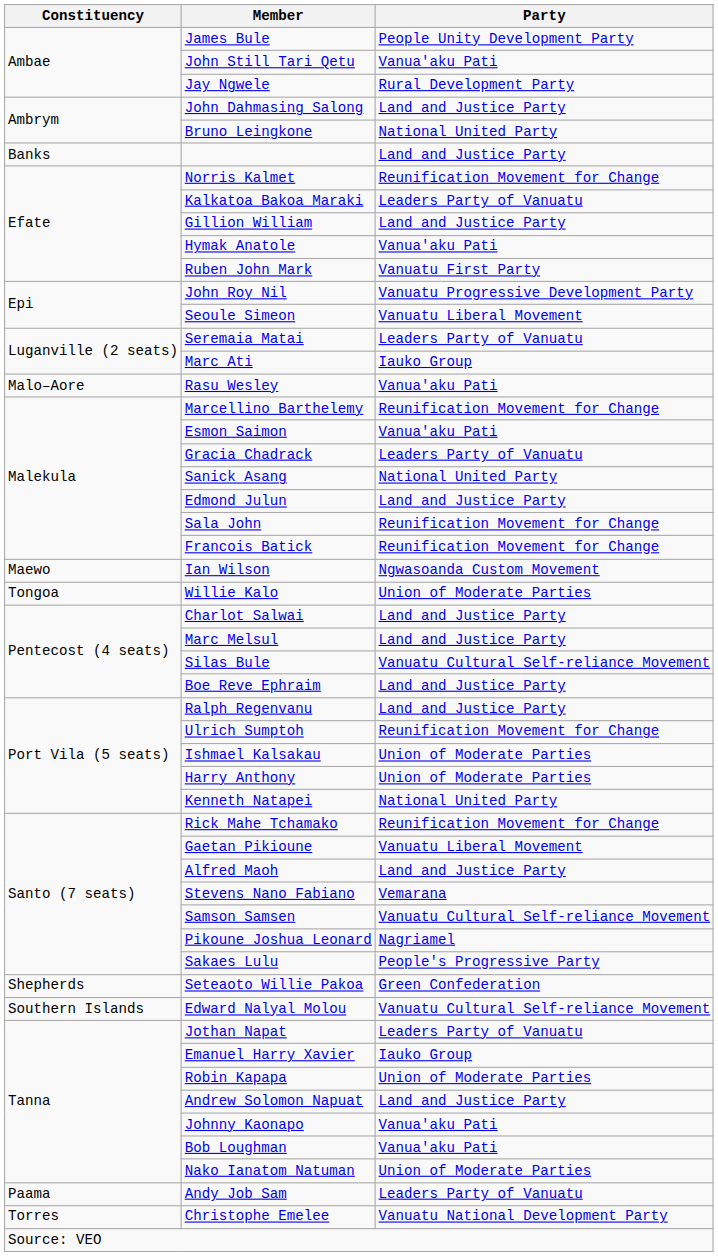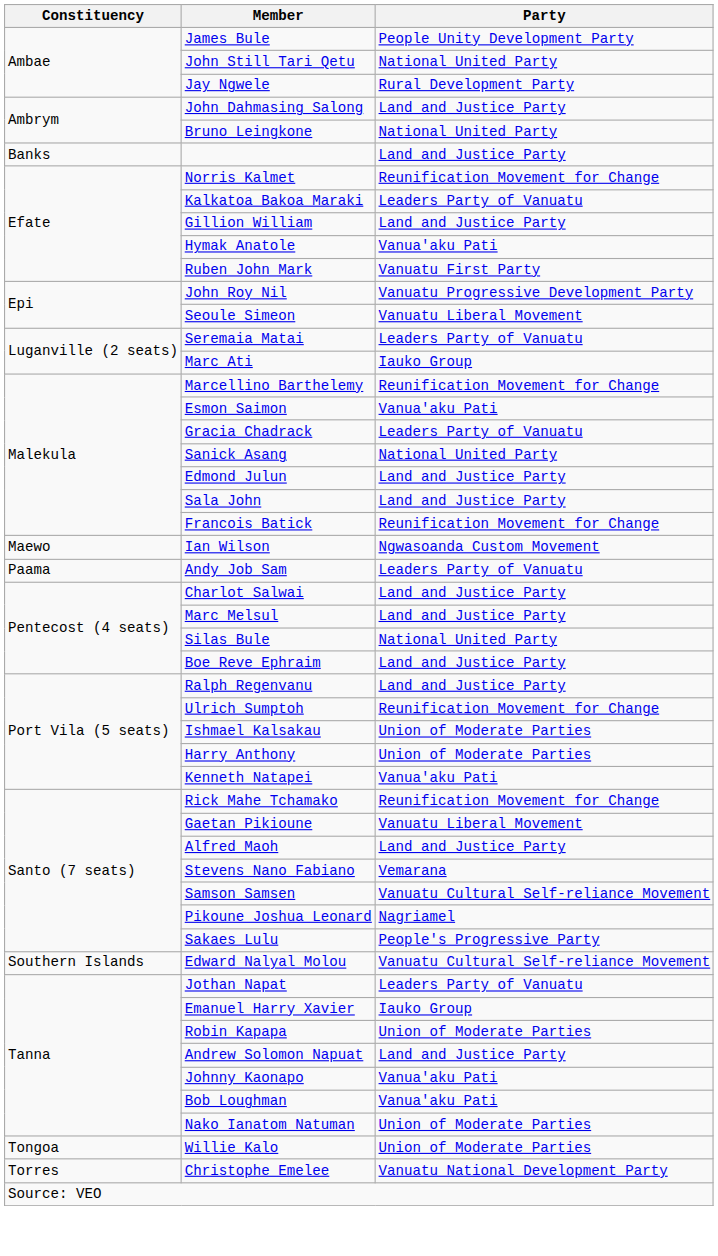(438, 62) Vanua'aku Pati -> (468, 62) National United Party
- row: (232, 386)
(519, 524) Reunification Movement for Change -> (472, 501) Land and Justice Party
rows swapped: (236, 1194) <-> (232, 593)
(544, 663) Vanuatu Cultural Self-reliance Movement -> (468, 640) National United Party
(468, 801) National United Party -> (438, 778) Vanua'aku Pati
- row: (274, 986)
